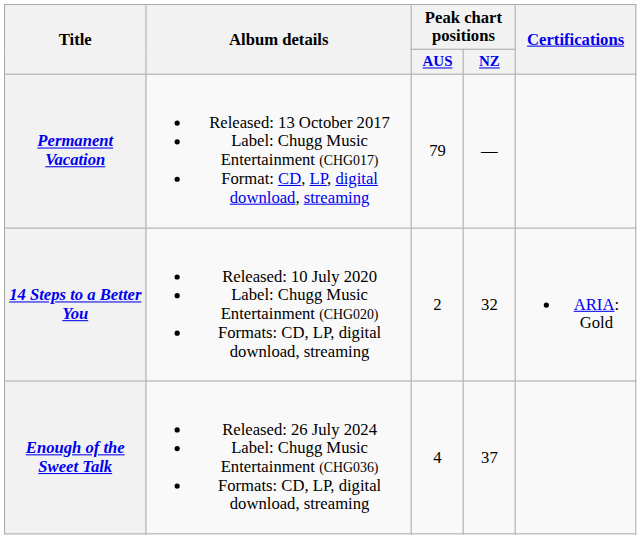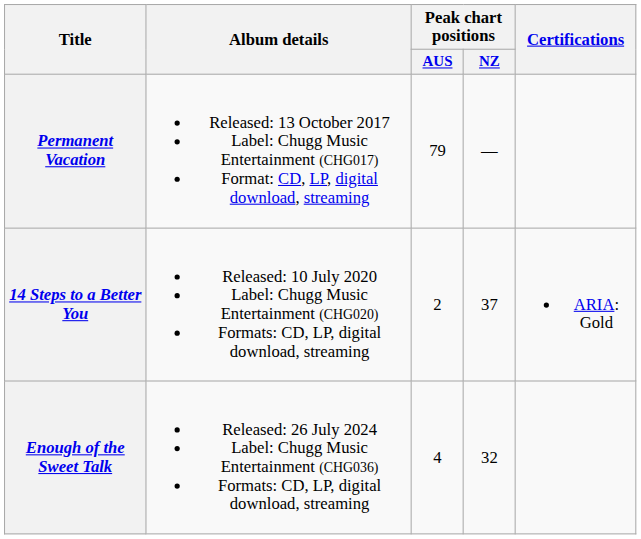(489, 304) 32 -> (489, 304) 37
(489, 457) 37 -> (489, 457) 32
